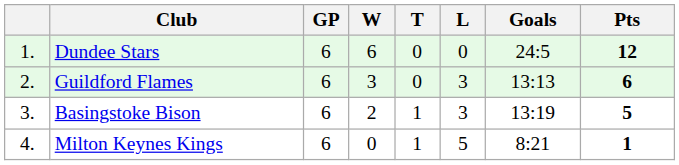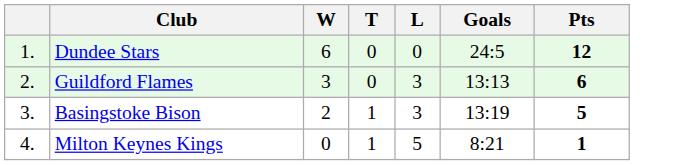- column: (326, 19)
